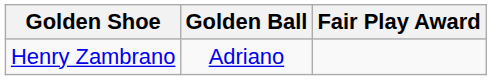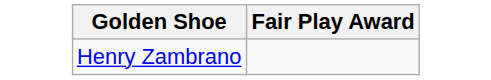- column: (246, 21)
